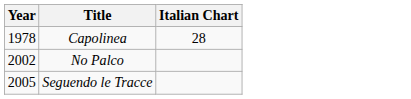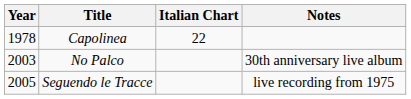+ column: (324, 15)
(199, 37) 28 -> (199, 37) 22
(22, 60) 2002 -> (22, 60) 2003
